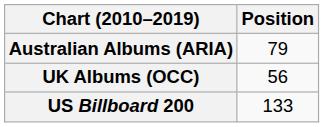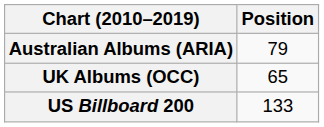(278, 77) 56 -> (278, 77) 65
